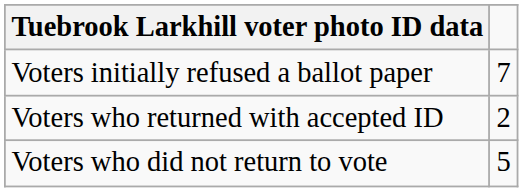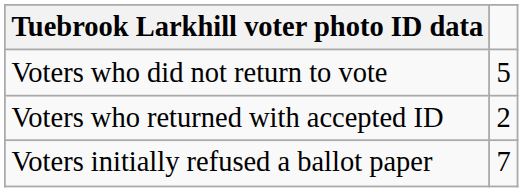rows swapped: (222, 72) <-> (199, 162)
